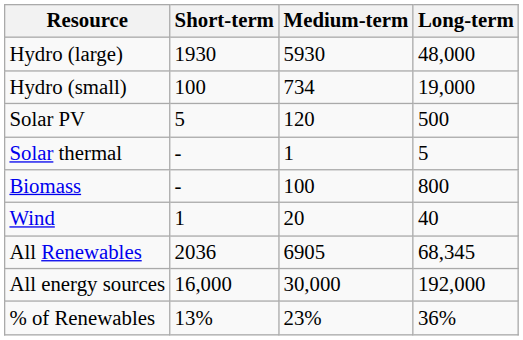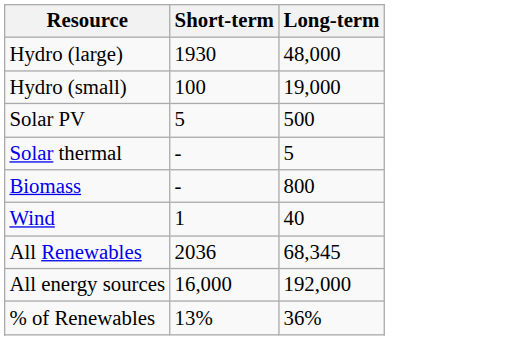- column: (346, 20)
